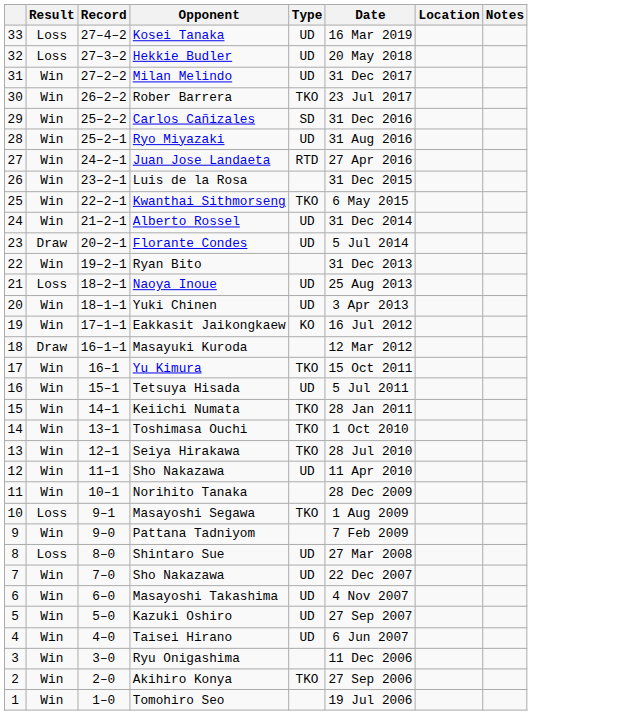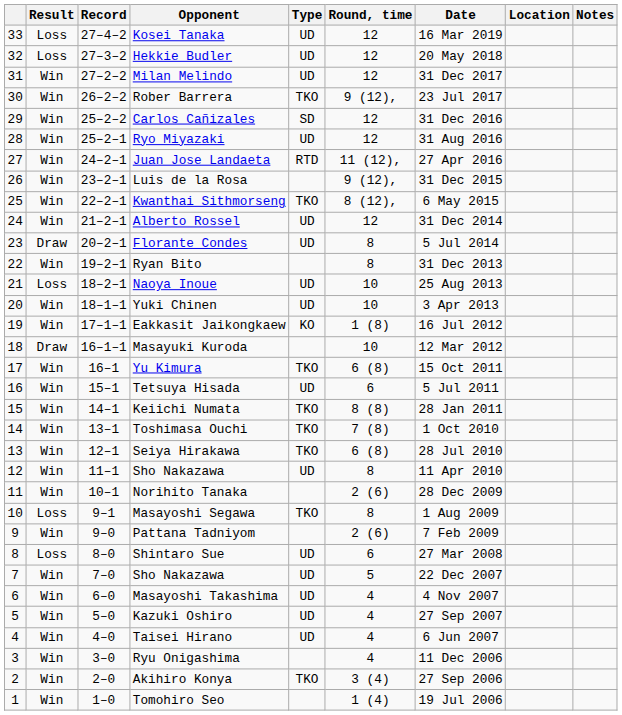+ column: (370, 15)
